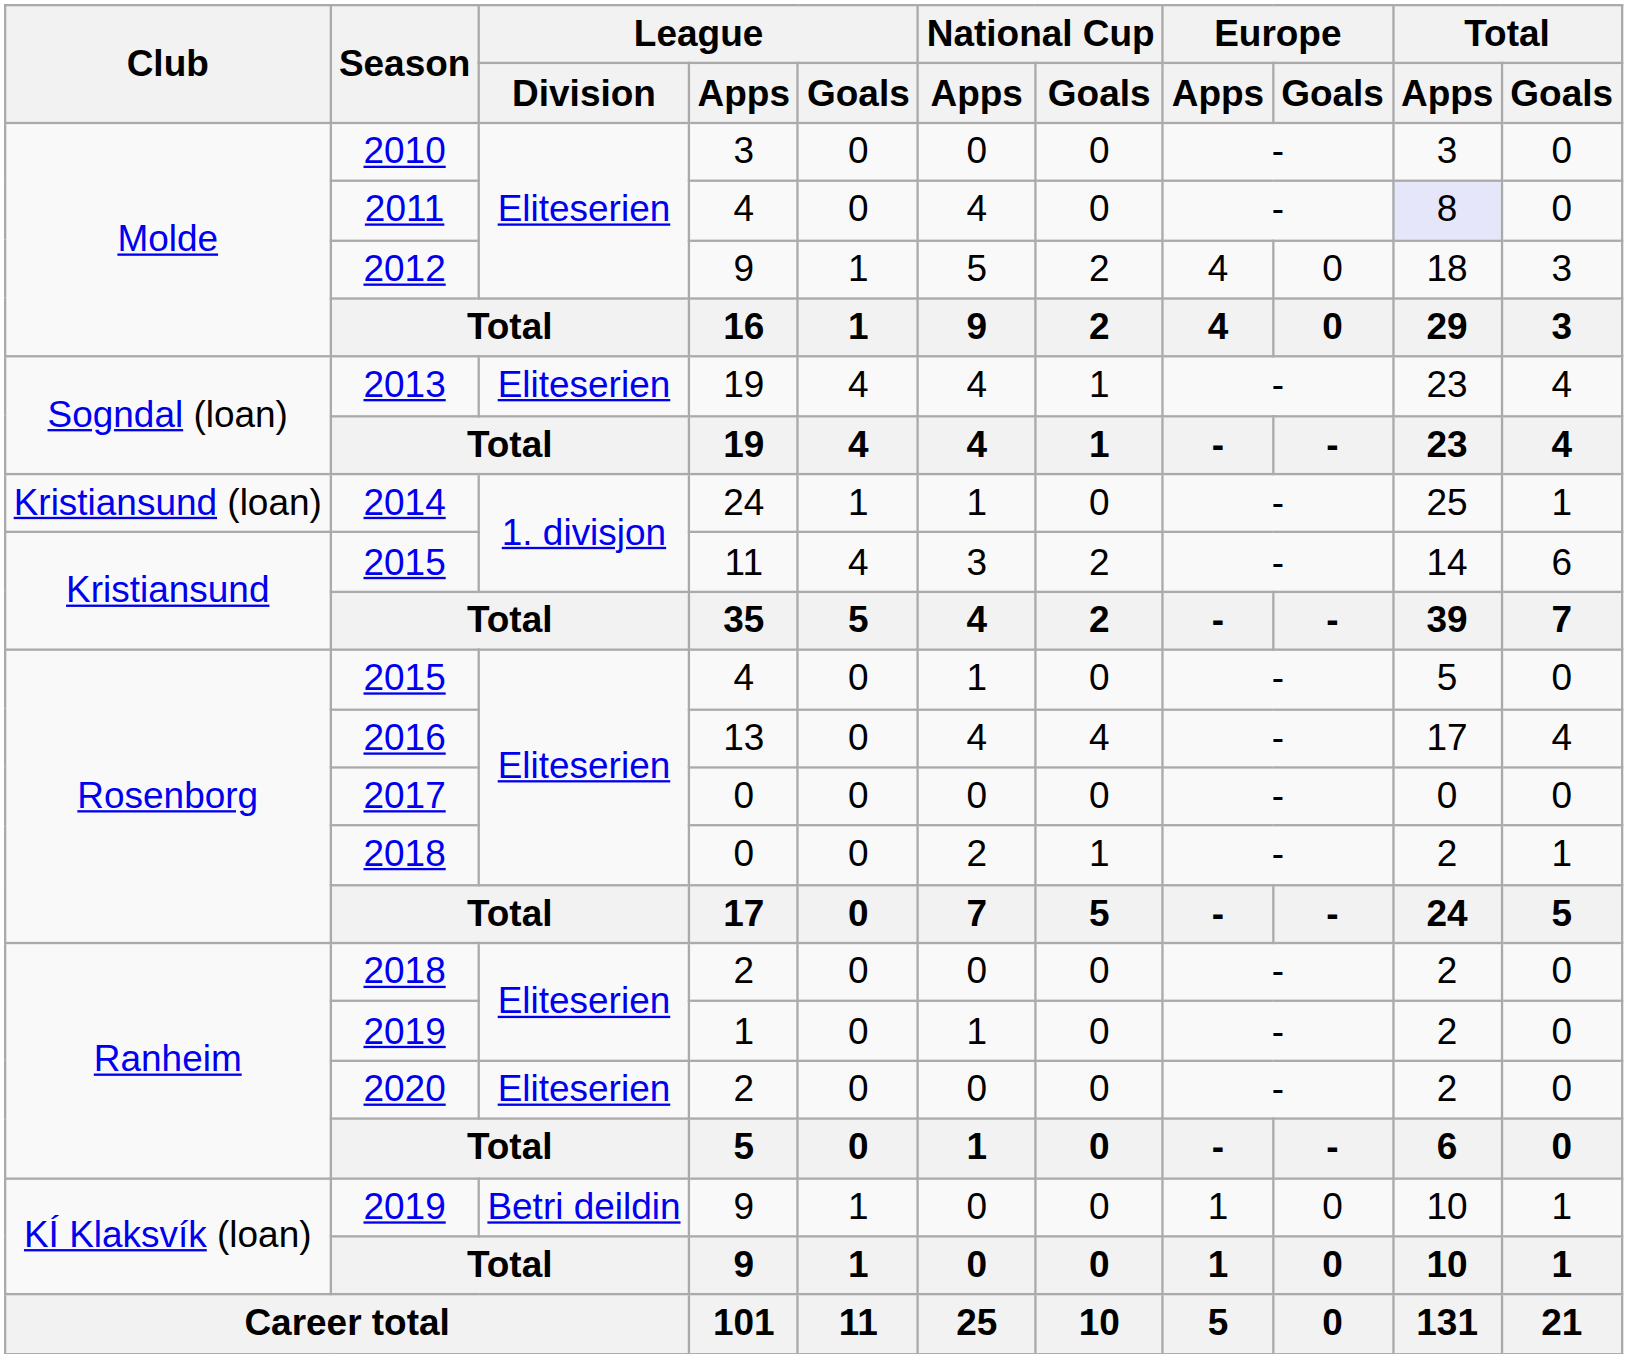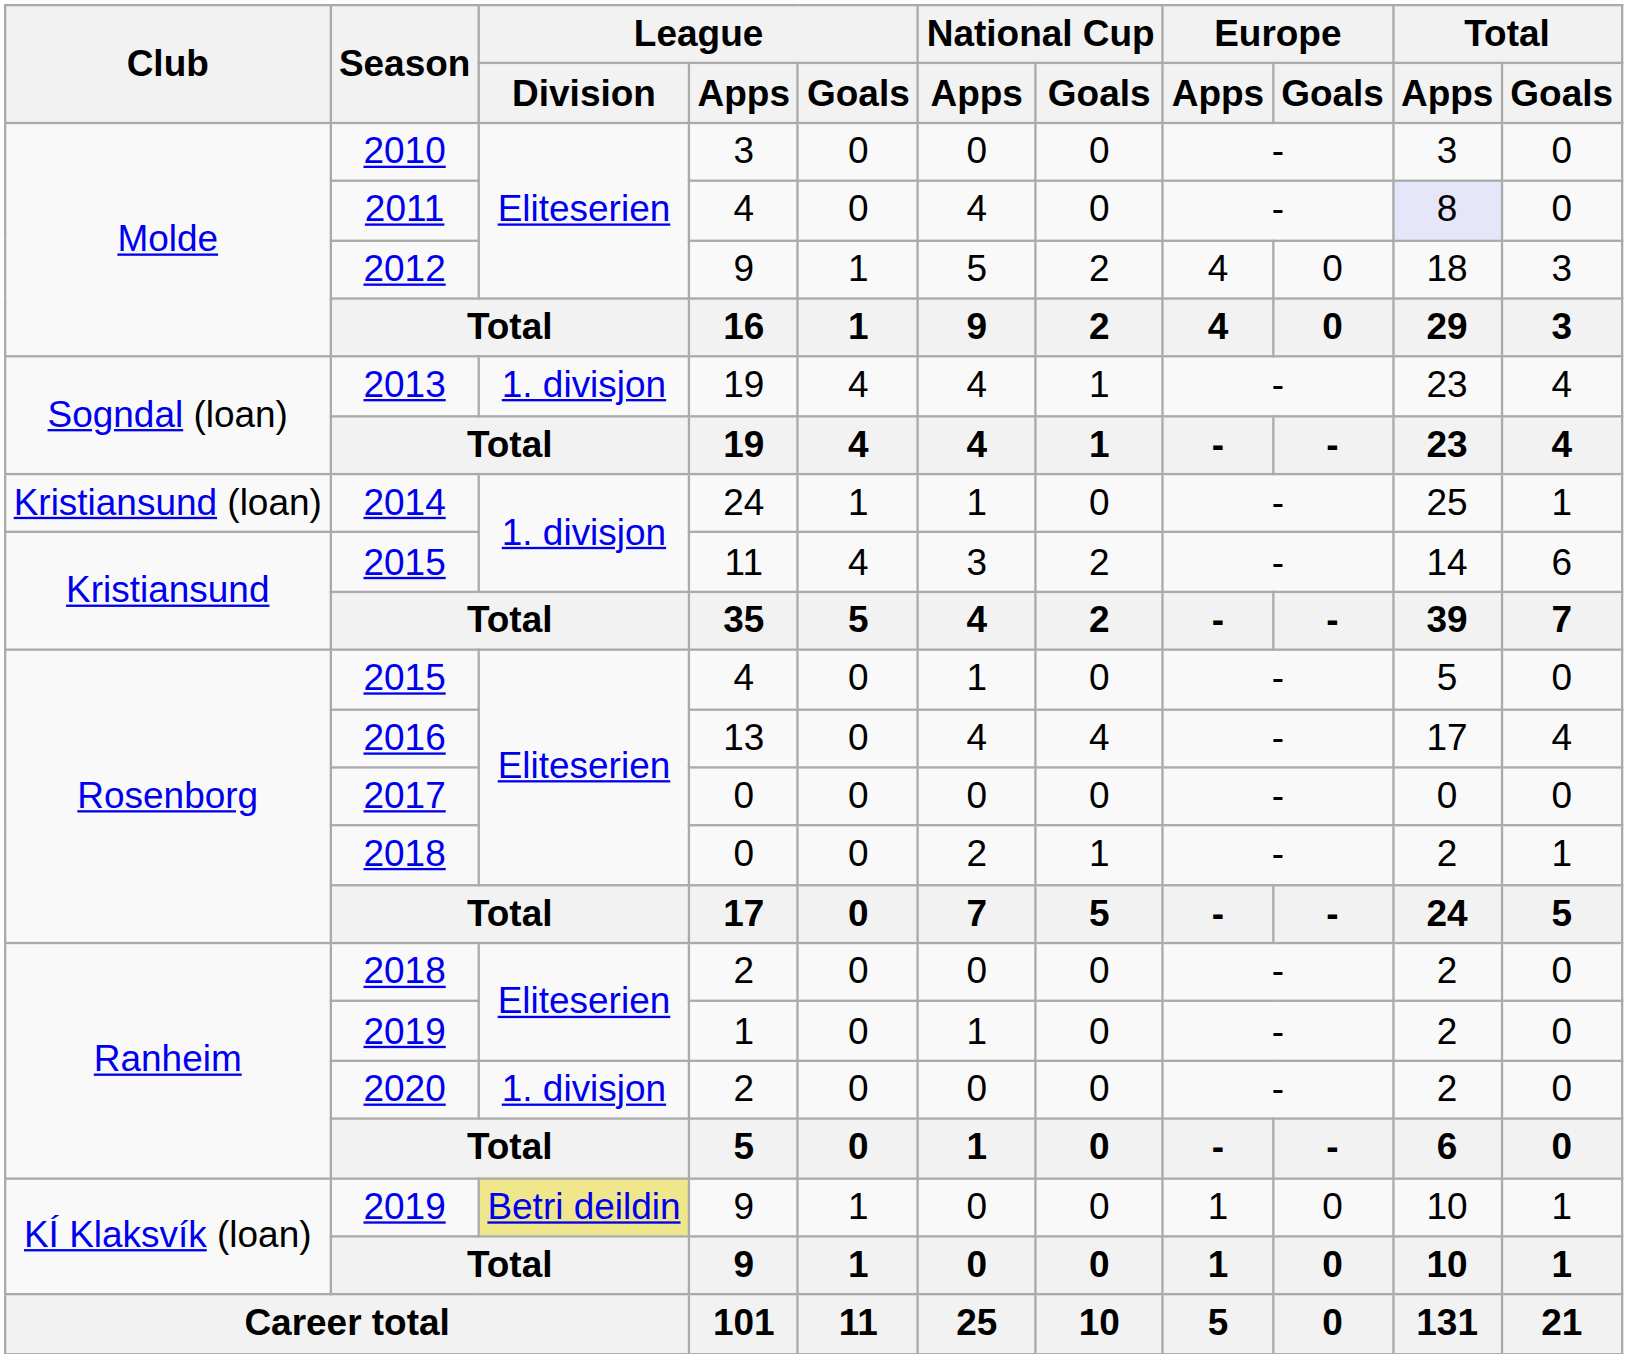(584, 385) Eliteserien -> (584, 385) 1. divisjon
(584, 1088) Eliteserien -> (584, 1088) 1. divisjon
(584, 1206) no background -> (584, 1206) khaki background
